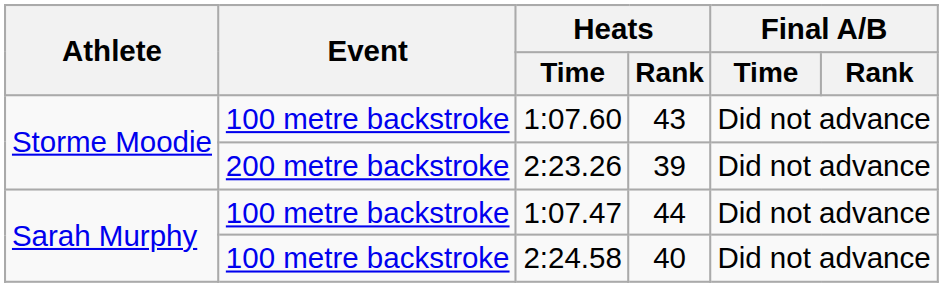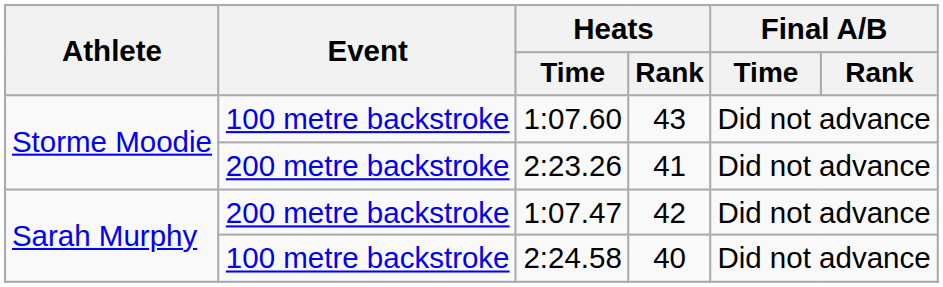(670, 166) 39 -> (670, 166) 41
(368, 213) 100 metre backstroke -> (368, 213) 200 metre backstroke
(670, 213) 44 -> (670, 213) 42
